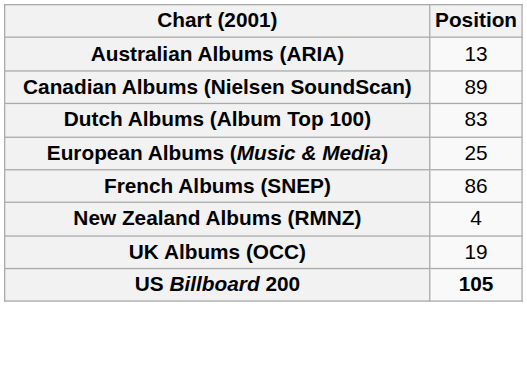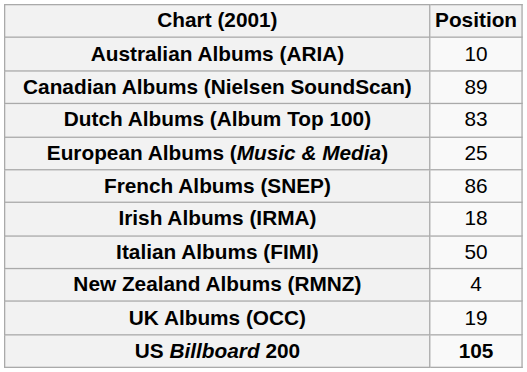(476, 53) 13 -> (476, 53) 10
+ row: (217, 218)
+ row: (217, 251)
